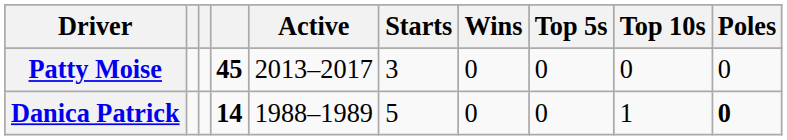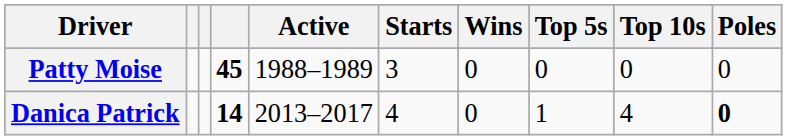(314, 69) 2013–2017 -> (314, 69) 1988–1989
(314, 113) 1988–1989 -> (314, 113) 2013–2017
(392, 113) 5 -> (392, 113) 4
(541, 113) 0 -> (541, 113) 1
(626, 113) 1 -> (626, 113) 4
